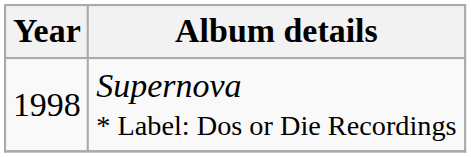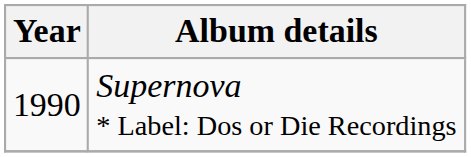(47, 104) 1998 -> (47, 104) 1990
